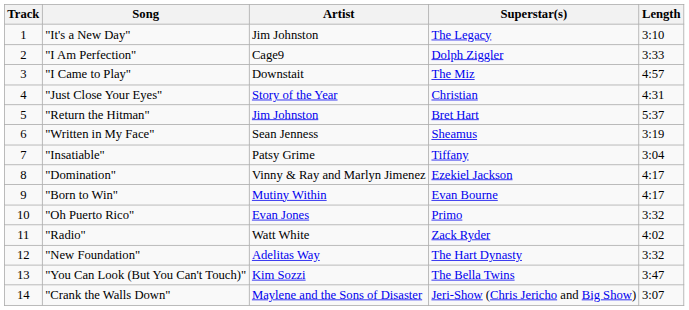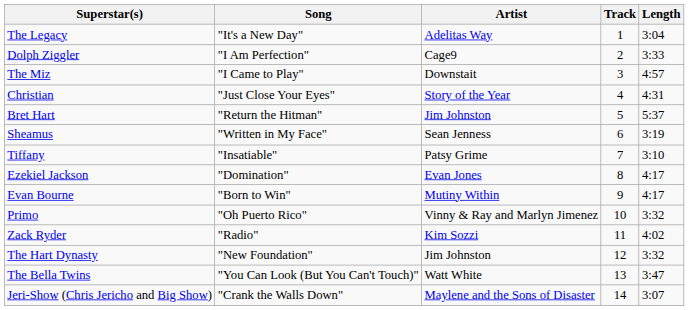columns swapped: (23, 14) <-> (534, 14)
(285, 34) Jim Johnston -> (458, 34) Adelitas Way
(653, 34) 3:10 -> (653, 34) 3:04
(653, 154) 3:04 -> (653, 154) 3:10
(339, 174) Vinny & Ray and Marlyn Jimenez -> (453, 174) Evan Jones
(281, 214) Evan Jones -> (511, 214) Vinny & Ray and Marlyn Jimenez
(281, 235) Watt White -> (451, 235) Kim Sozzi
(286, 255) Adelitas Way -> (458, 255) Jim Johnston
(279, 275) Kim Sozzi -> (453, 275) Watt White
